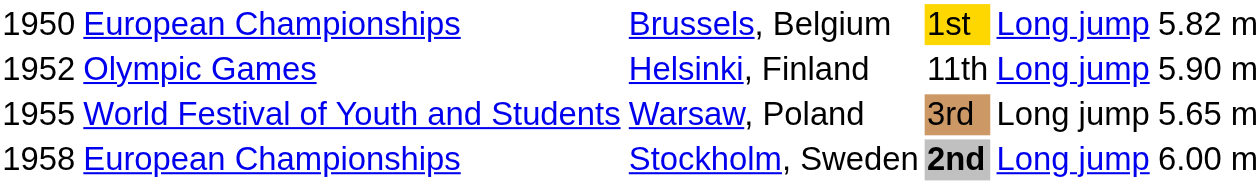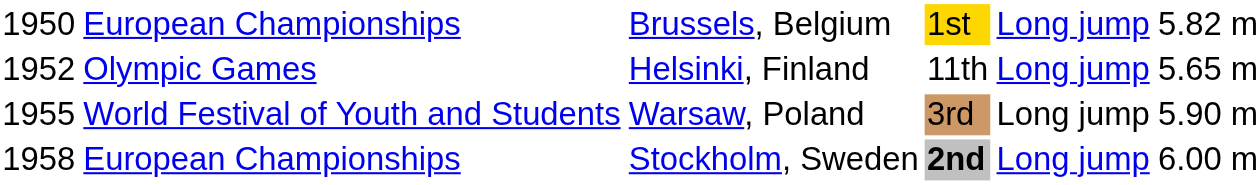(1208, 69) 5.90 m -> (1208, 69) 5.65 m
(1208, 114) 5.65 m -> (1208, 114) 5.90 m
